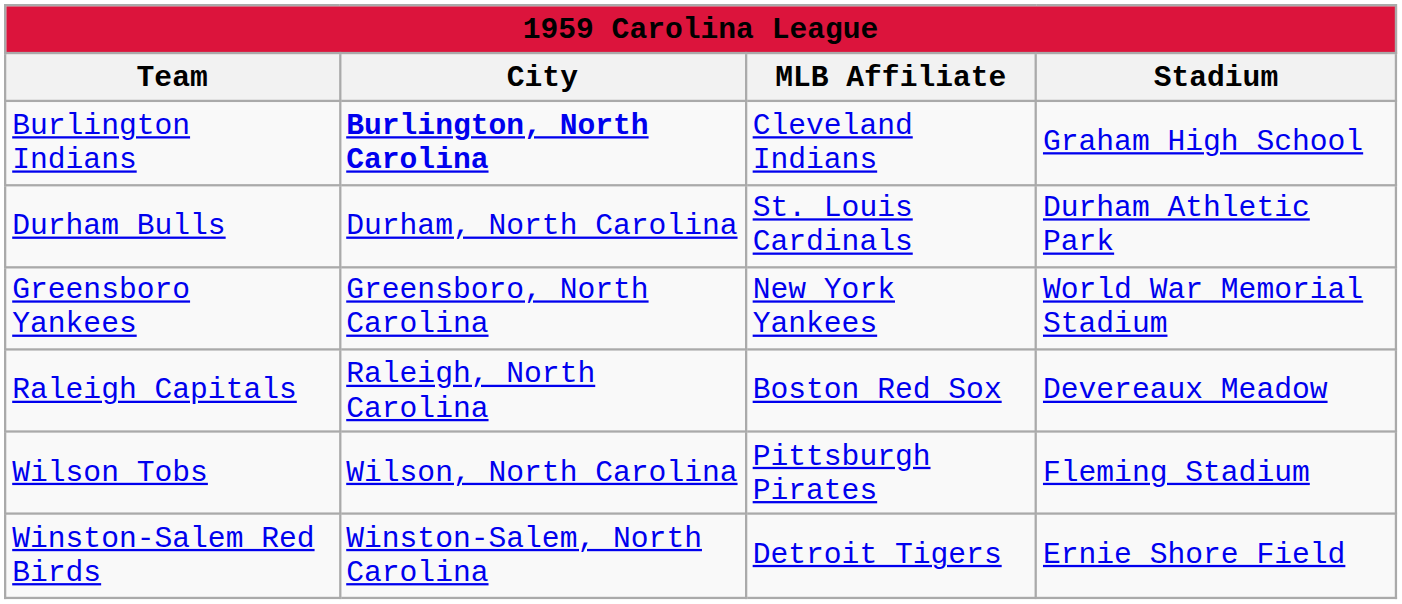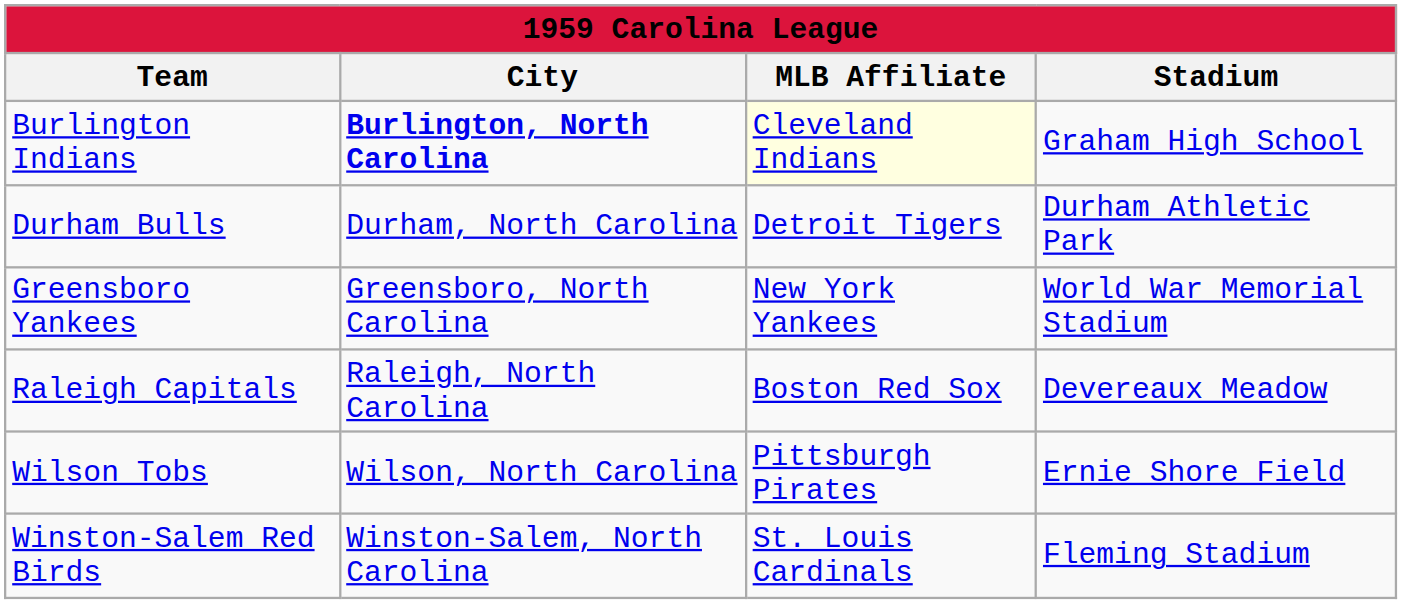(833, 143) no background -> (833, 143) lightyellow background
(833, 226) St. Louis Cardinals -> (877, 226) Detroit Tigers
(1176, 473) Fleming Stadium -> (1194, 473) Ernie Shore Field
(877, 556) Detroit Tigers -> (833, 556) St. Louis Cardinals
(1194, 556) Ernie Shore Field -> (1176, 556) Fleming Stadium
